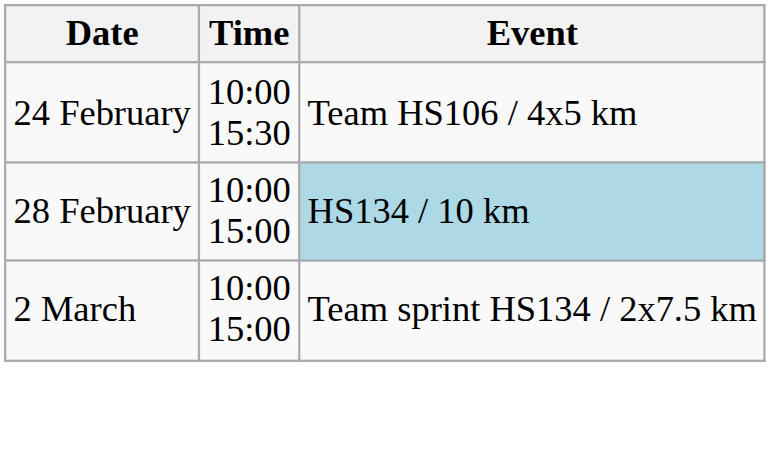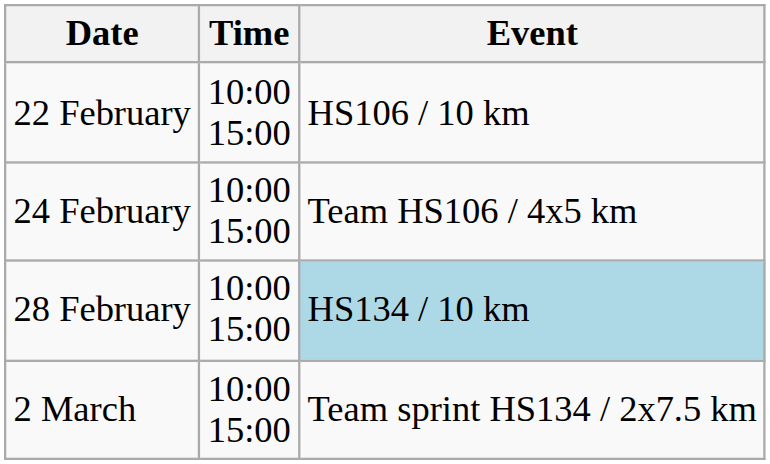+ row: (102, 111)
(249, 111) 10:00 15:30 -> (249, 210) 10:00 15:00
